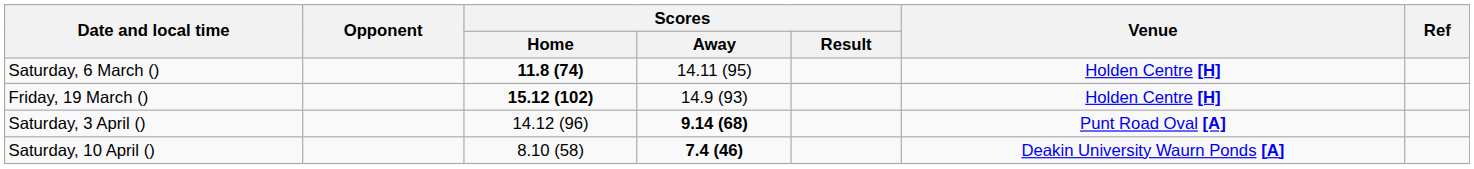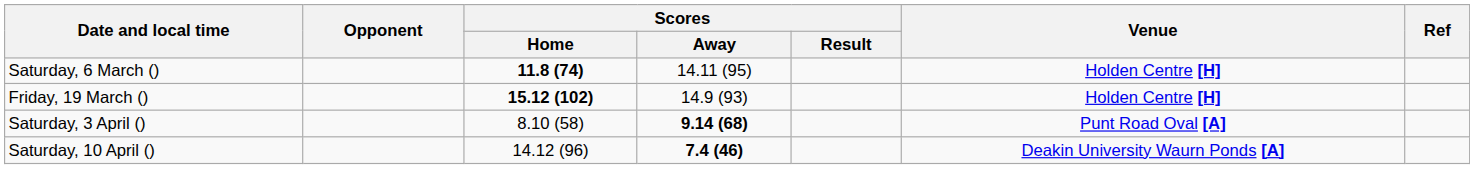(551, 124) 14.12 (96) -> (551, 124) 8.10 (58)
(551, 150) 8.10 (58) -> (551, 150) 14.12 (96)
